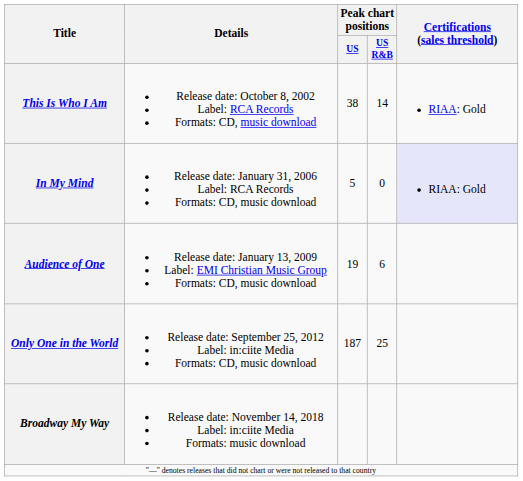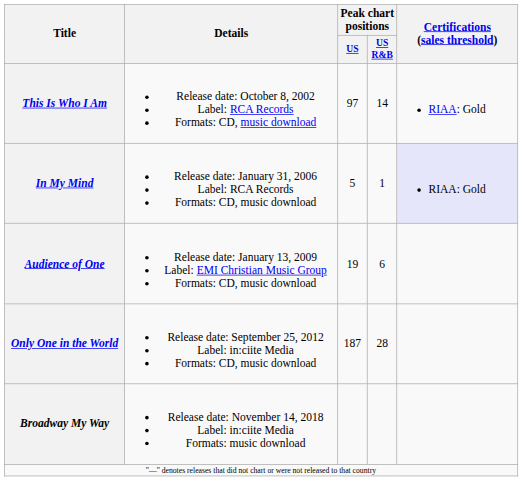(352, 103) 38 -> (352, 103) 97
(382, 183) 0 -> (382, 183) 1
(382, 343) 25 -> (382, 343) 28
